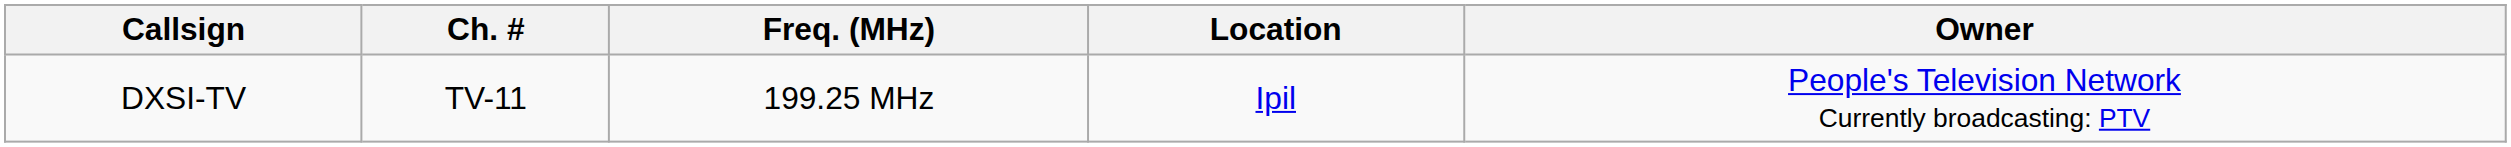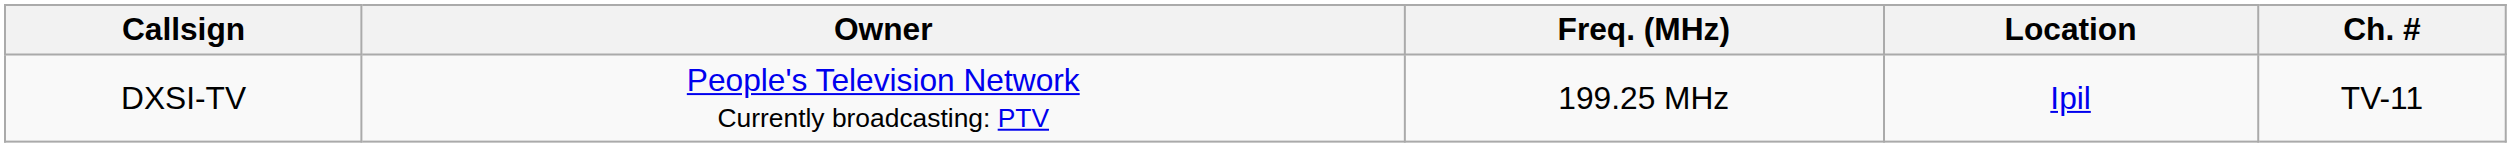columns swapped: (486, 29) <-> (1984, 29)
